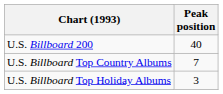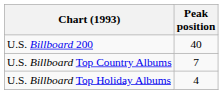(196, 80) 3 -> (196, 80) 4
